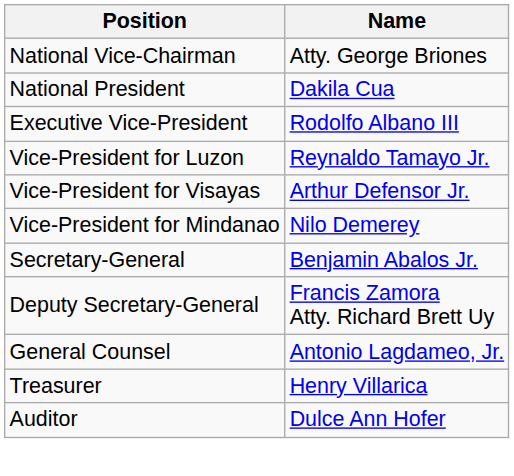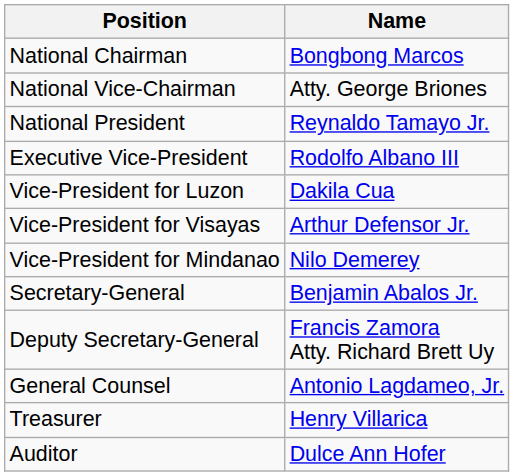+ row: (98, 55)
(342, 89) Dakila Cua -> (390, 123) Reynaldo Tamayo Jr.
(390, 157) Reynaldo Tamayo Jr. -> (342, 191) Dakila Cua
